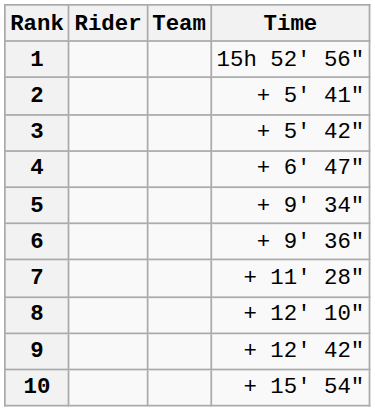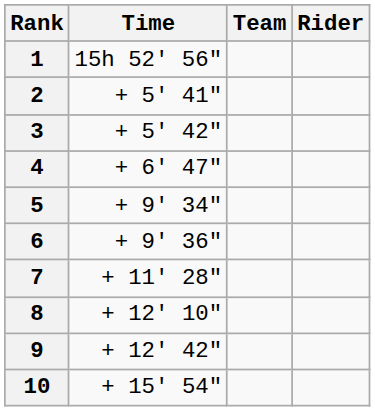columns swapped: (108, 23) <-> (290, 23)
